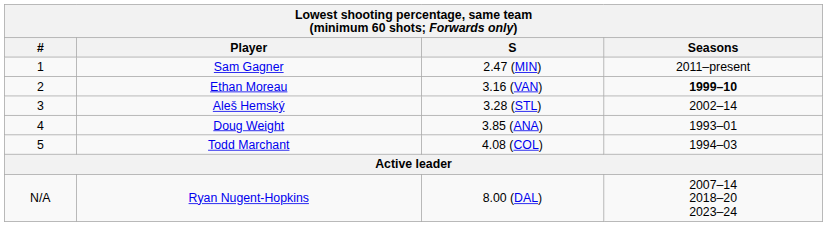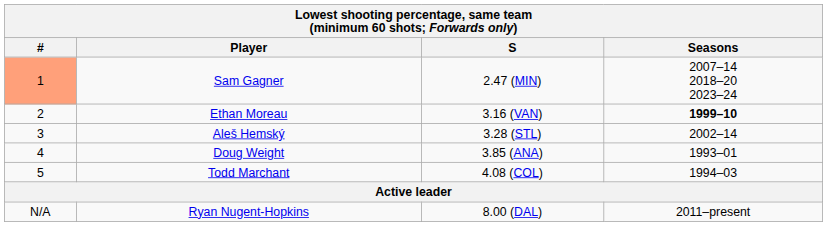(40, 67) no background -> (40, 81) lightsalmon background
(713, 67) 2011–present -> (713, 81) 2007–14 2018–20 2023–24
(713, 198) 2007–14 2018–20 2023–24 -> (713, 212) 2011–present
